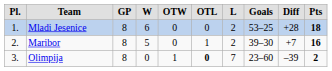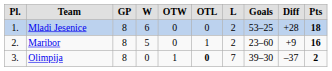(261, 43) 39–30 -> (261, 43) 23–60
(291, 43) +7 -> (291, 43) +9
(261, 58) 23–60 -> (261, 58) 39–30
(291, 58) –39 -> (291, 58) –37
